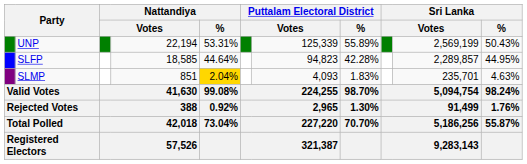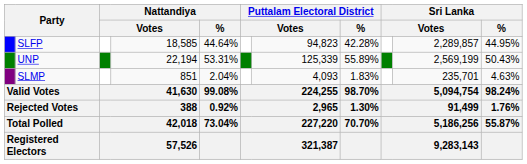rows swapped: (28, 44) <-> (30, 60)
(224, 76) gold background -> (224, 76) no background
